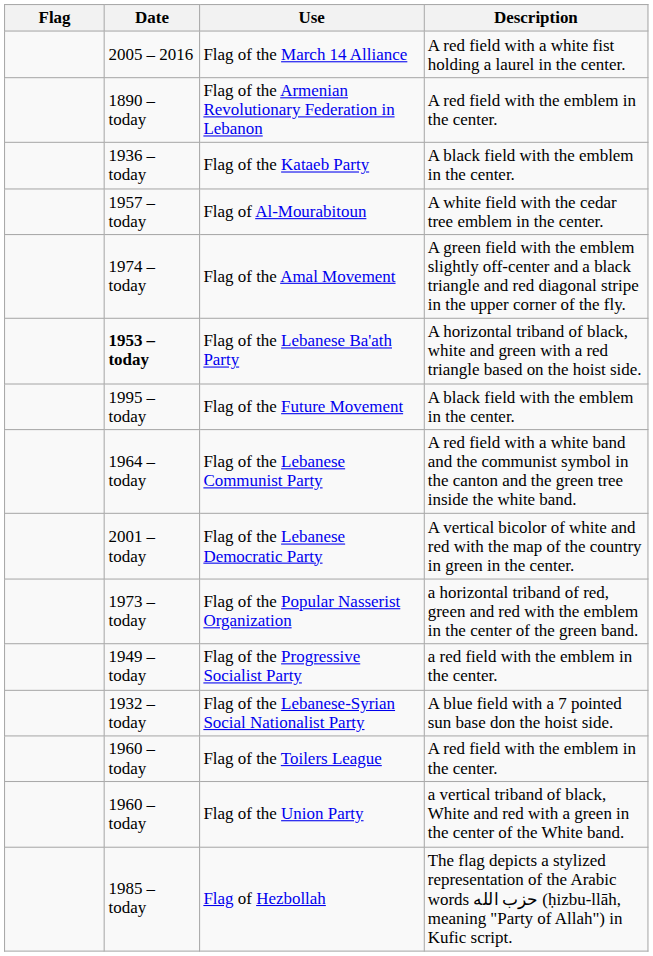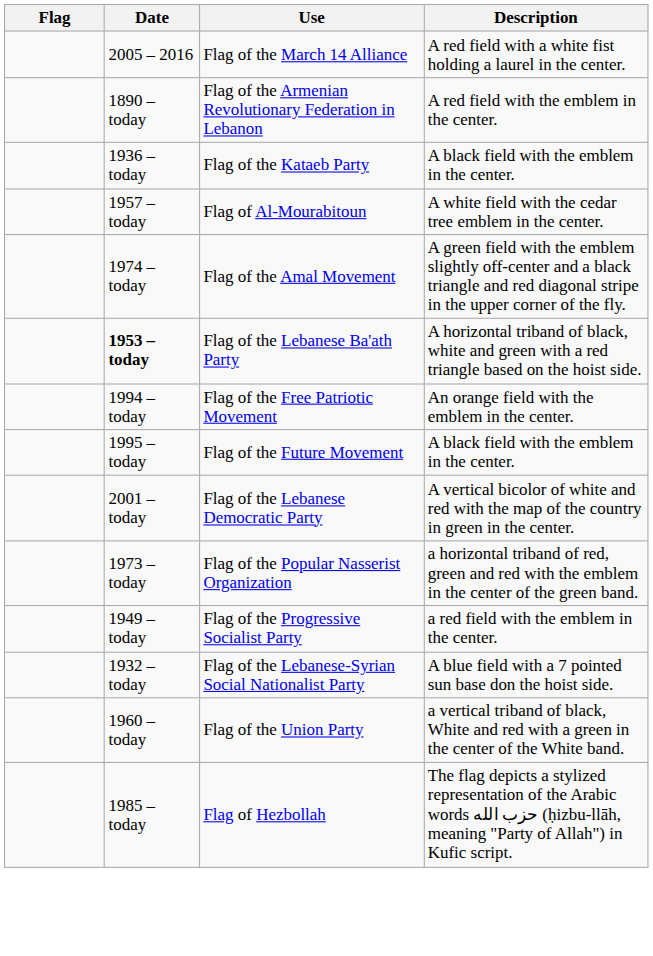+ row: (288, 406)
- row: (274, 471)
- row: (293, 758)
